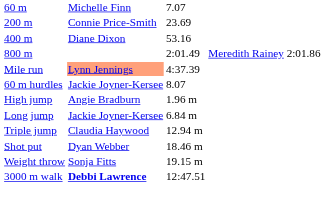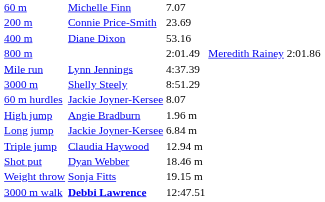(100, 69) lightsalmon background -> (100, 69) no background
+ row: (21, 84)
